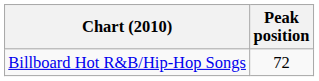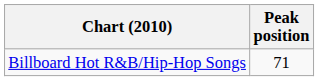(281, 62) 72 -> (281, 62) 71
